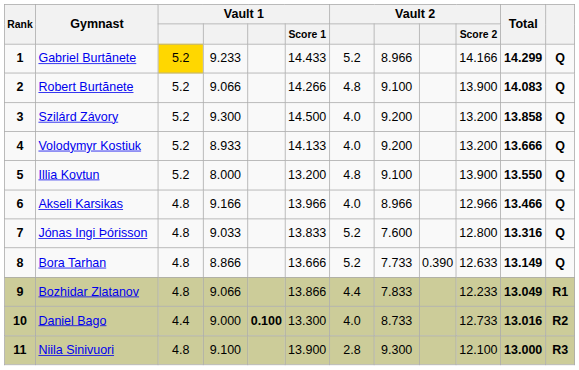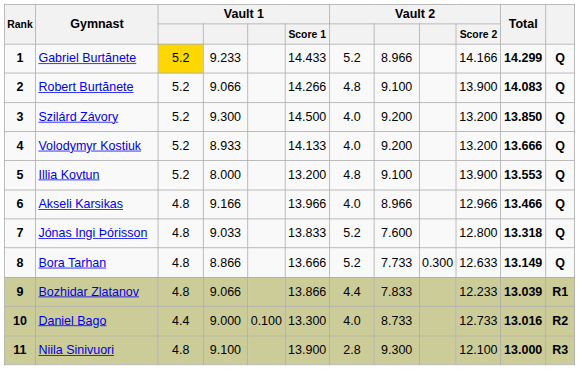(523, 116) 13.858 -> (523, 116) 13.850
(523, 175) 13.550 -> (523, 175) 13.553
(523, 233) 13.316 -> (523, 233) 13.318
(438, 262) 0.390 -> (438, 262) 0.300
(523, 291) 13.049 -> (523, 291) 13.039
(266, 321) bold -> (266, 321) normal
